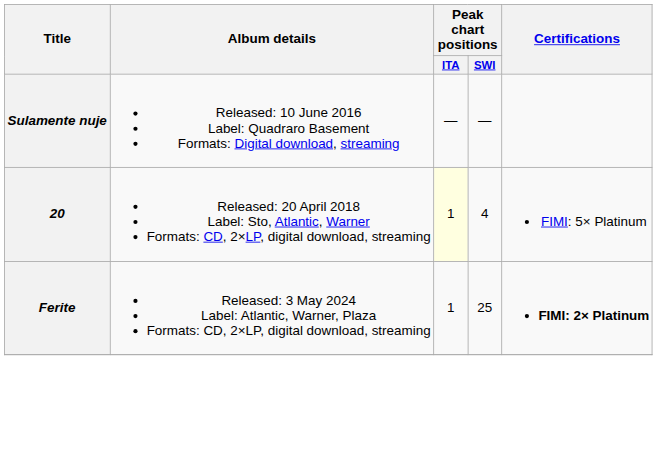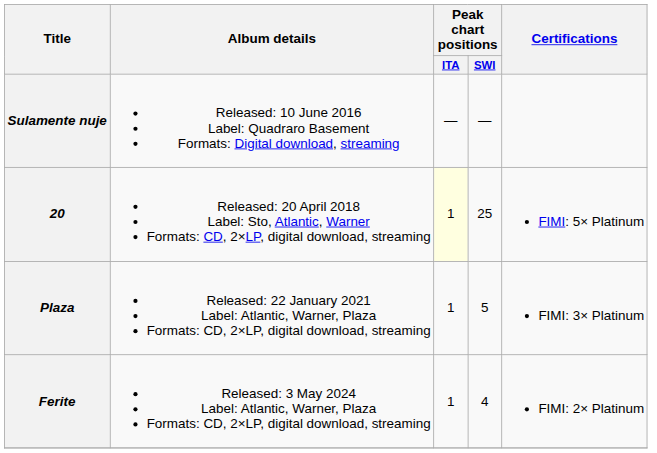(485, 214) 4 -> (485, 214) 25
+ row: (57, 307)
(485, 307) 25 -> (485, 401) 4
(577, 315) bold -> (574, 409) normal
